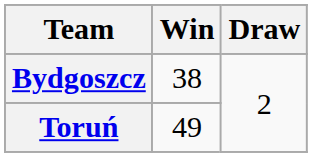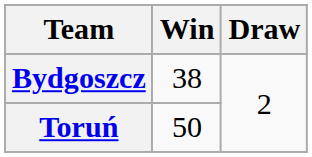(187, 127) 49 -> (187, 127) 50
